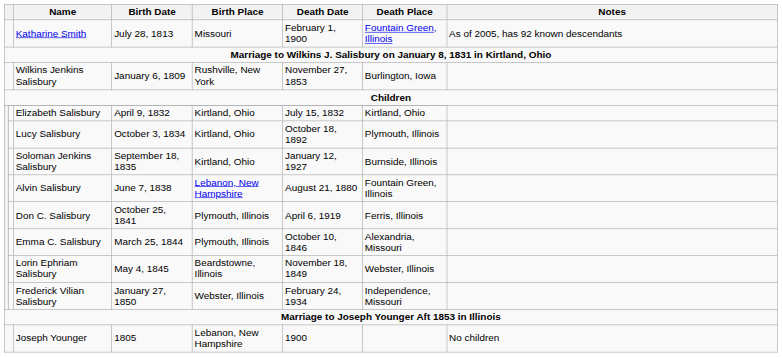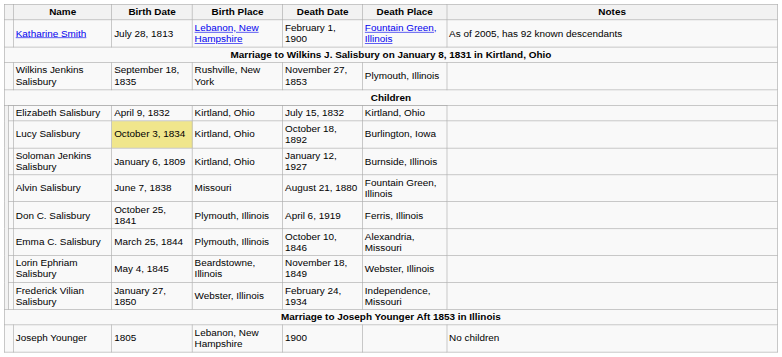(213, 33) Missouri -> (227, 33) Lebanon, New Hampshire
(150, 76) January 6, 1809 -> (147, 76) September 18, 1835
(400, 76) Burlington, Iowa -> (402, 76) Plymouth, Illinois
(150, 134) no background -> (150, 134) khaki background
(402, 134) Plymouth, Illinois -> (400, 134) Burlington, Iowa
(147, 161) September 18, 1835 -> (150, 161) January 6, 1809
(227, 188) Lebanon, New Hampshire -> (213, 188) Missouri
